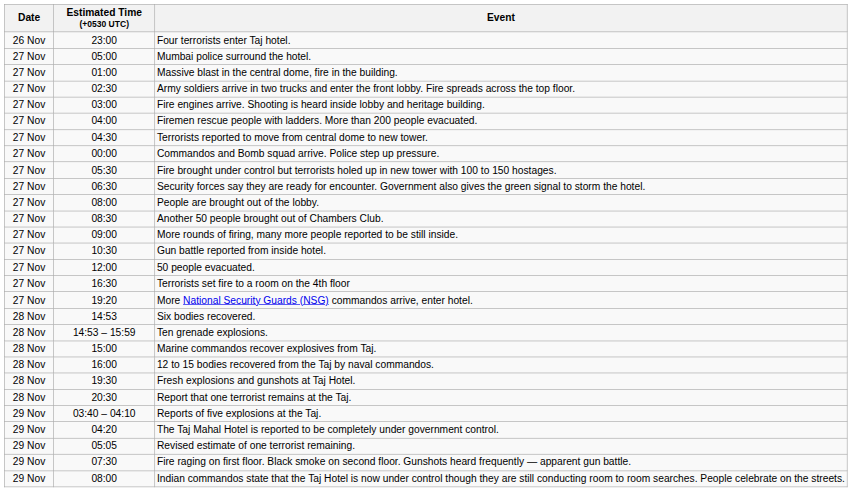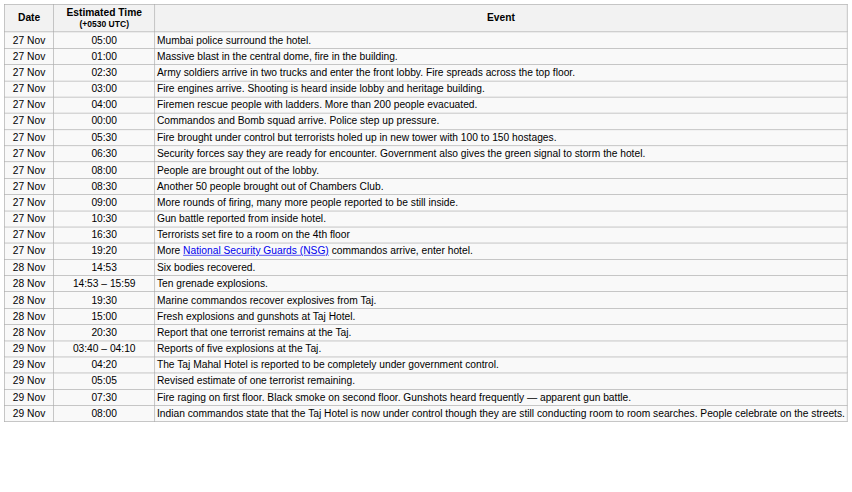- row: (224, 40)
- row: (292, 137)
- row: (206, 267)
(104, 348) 15:00 -> (104, 300) 19:30
- row: (295, 365)
(104, 381) 19:30 -> (104, 316) 15:00
